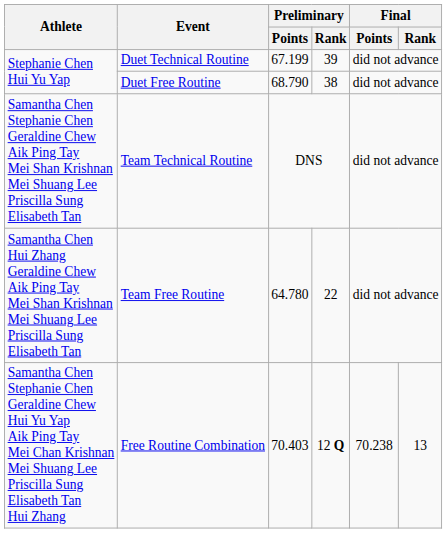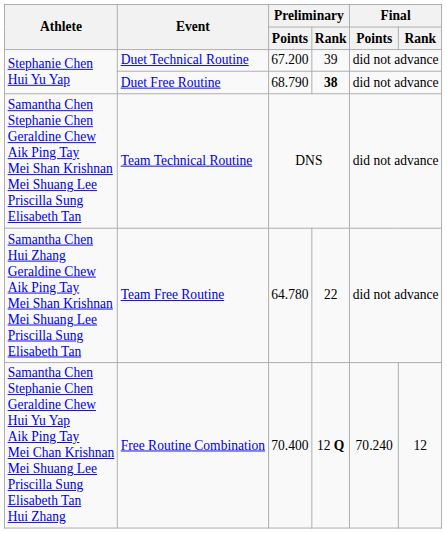(290, 60) 67.199 -> (290, 60) 67.200
(331, 83) normal -> (331, 83) bold
(290, 445) 70.403 -> (290, 445) 70.400
(374, 445) 70.238 -> (374, 445) 70.240
(420, 445) 13 -> (420, 445) 12
